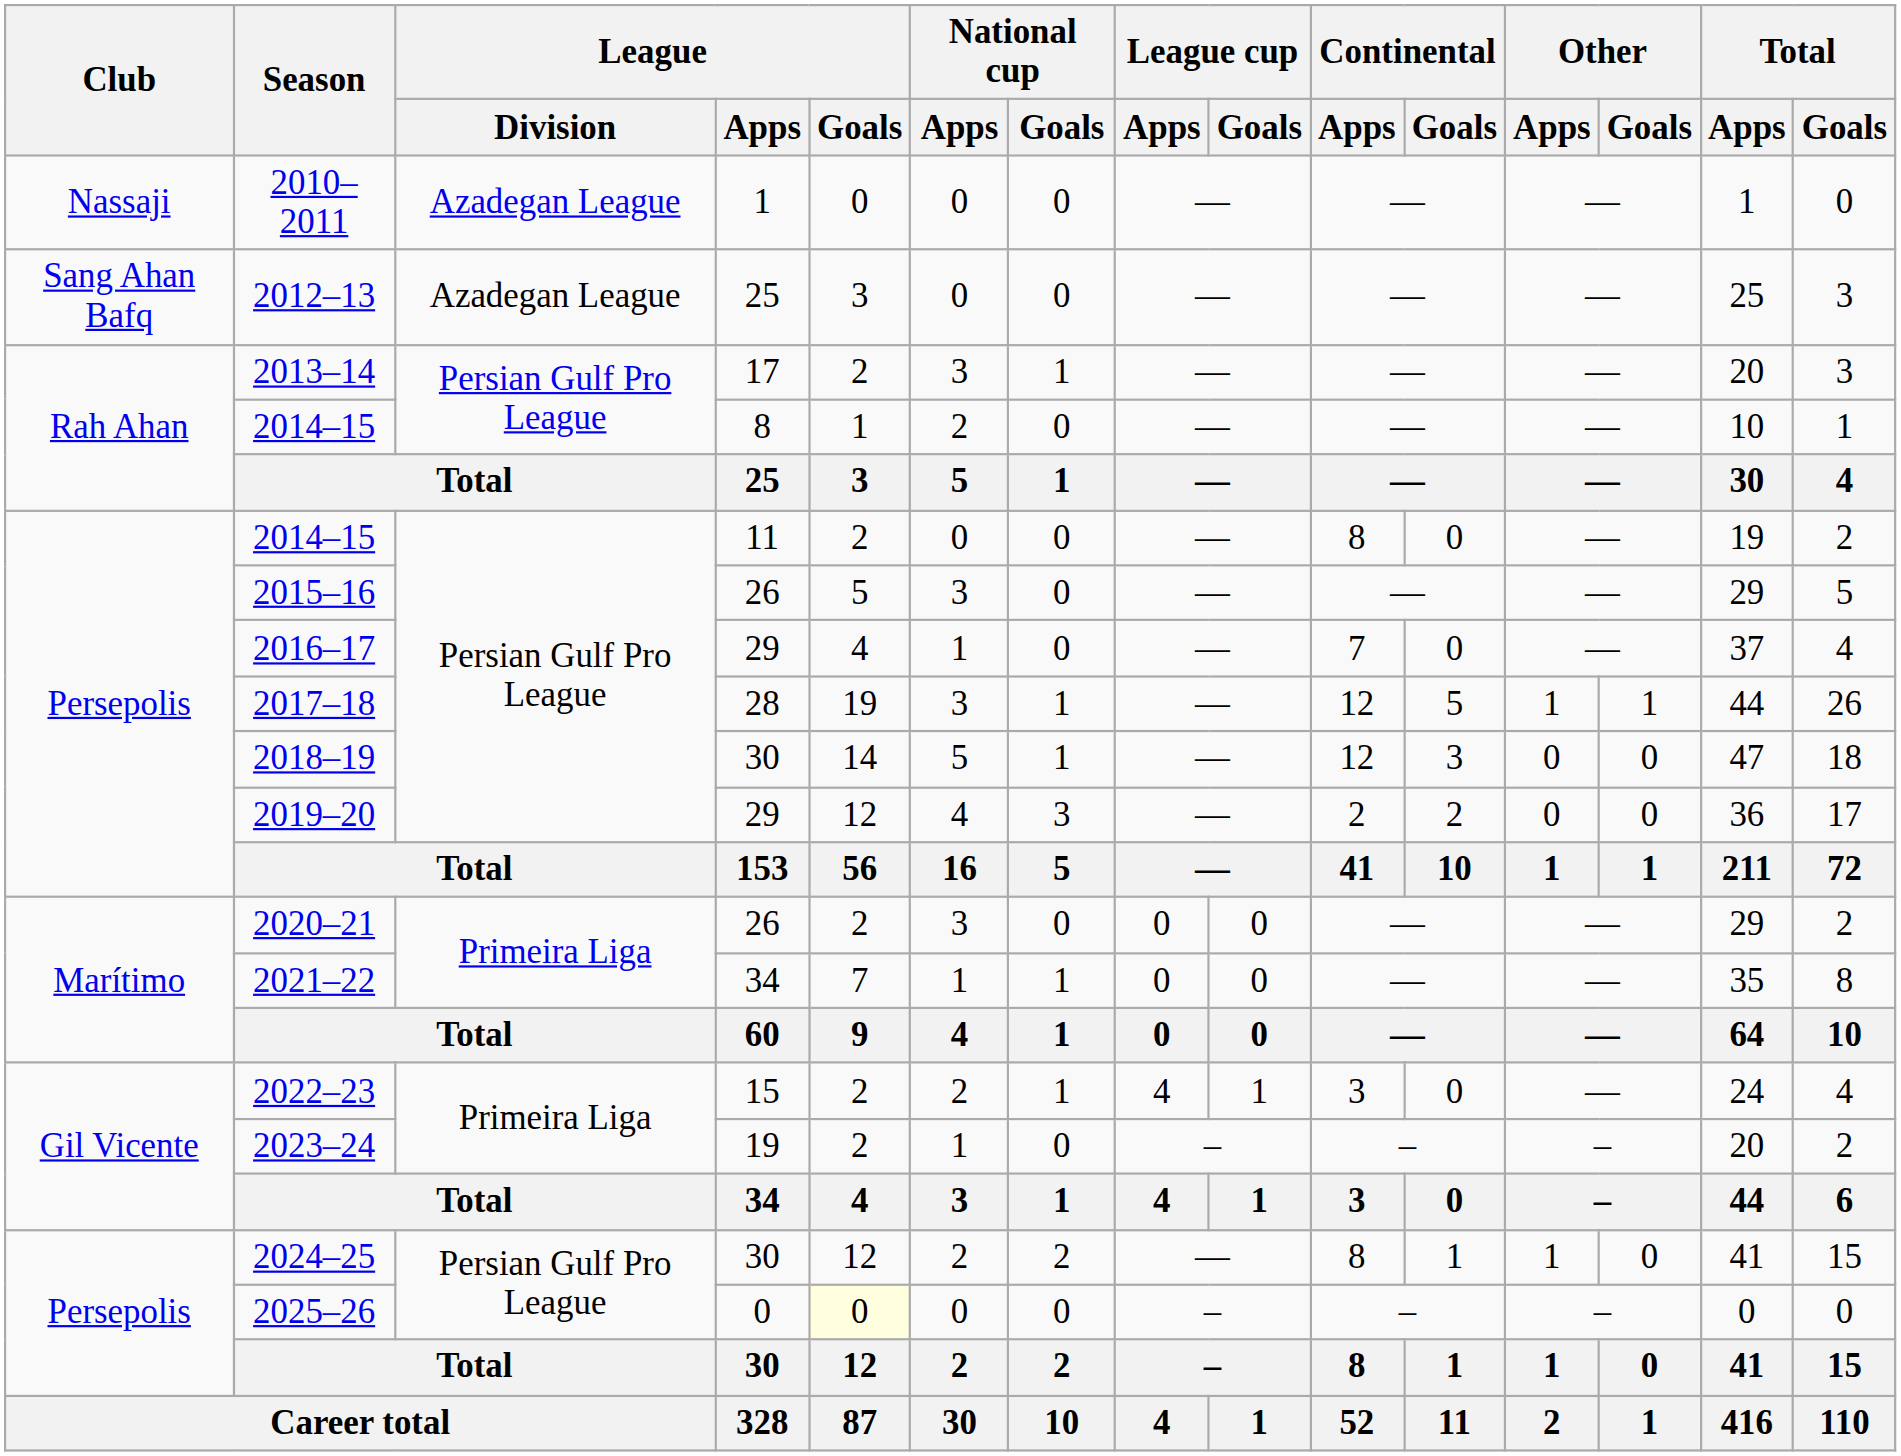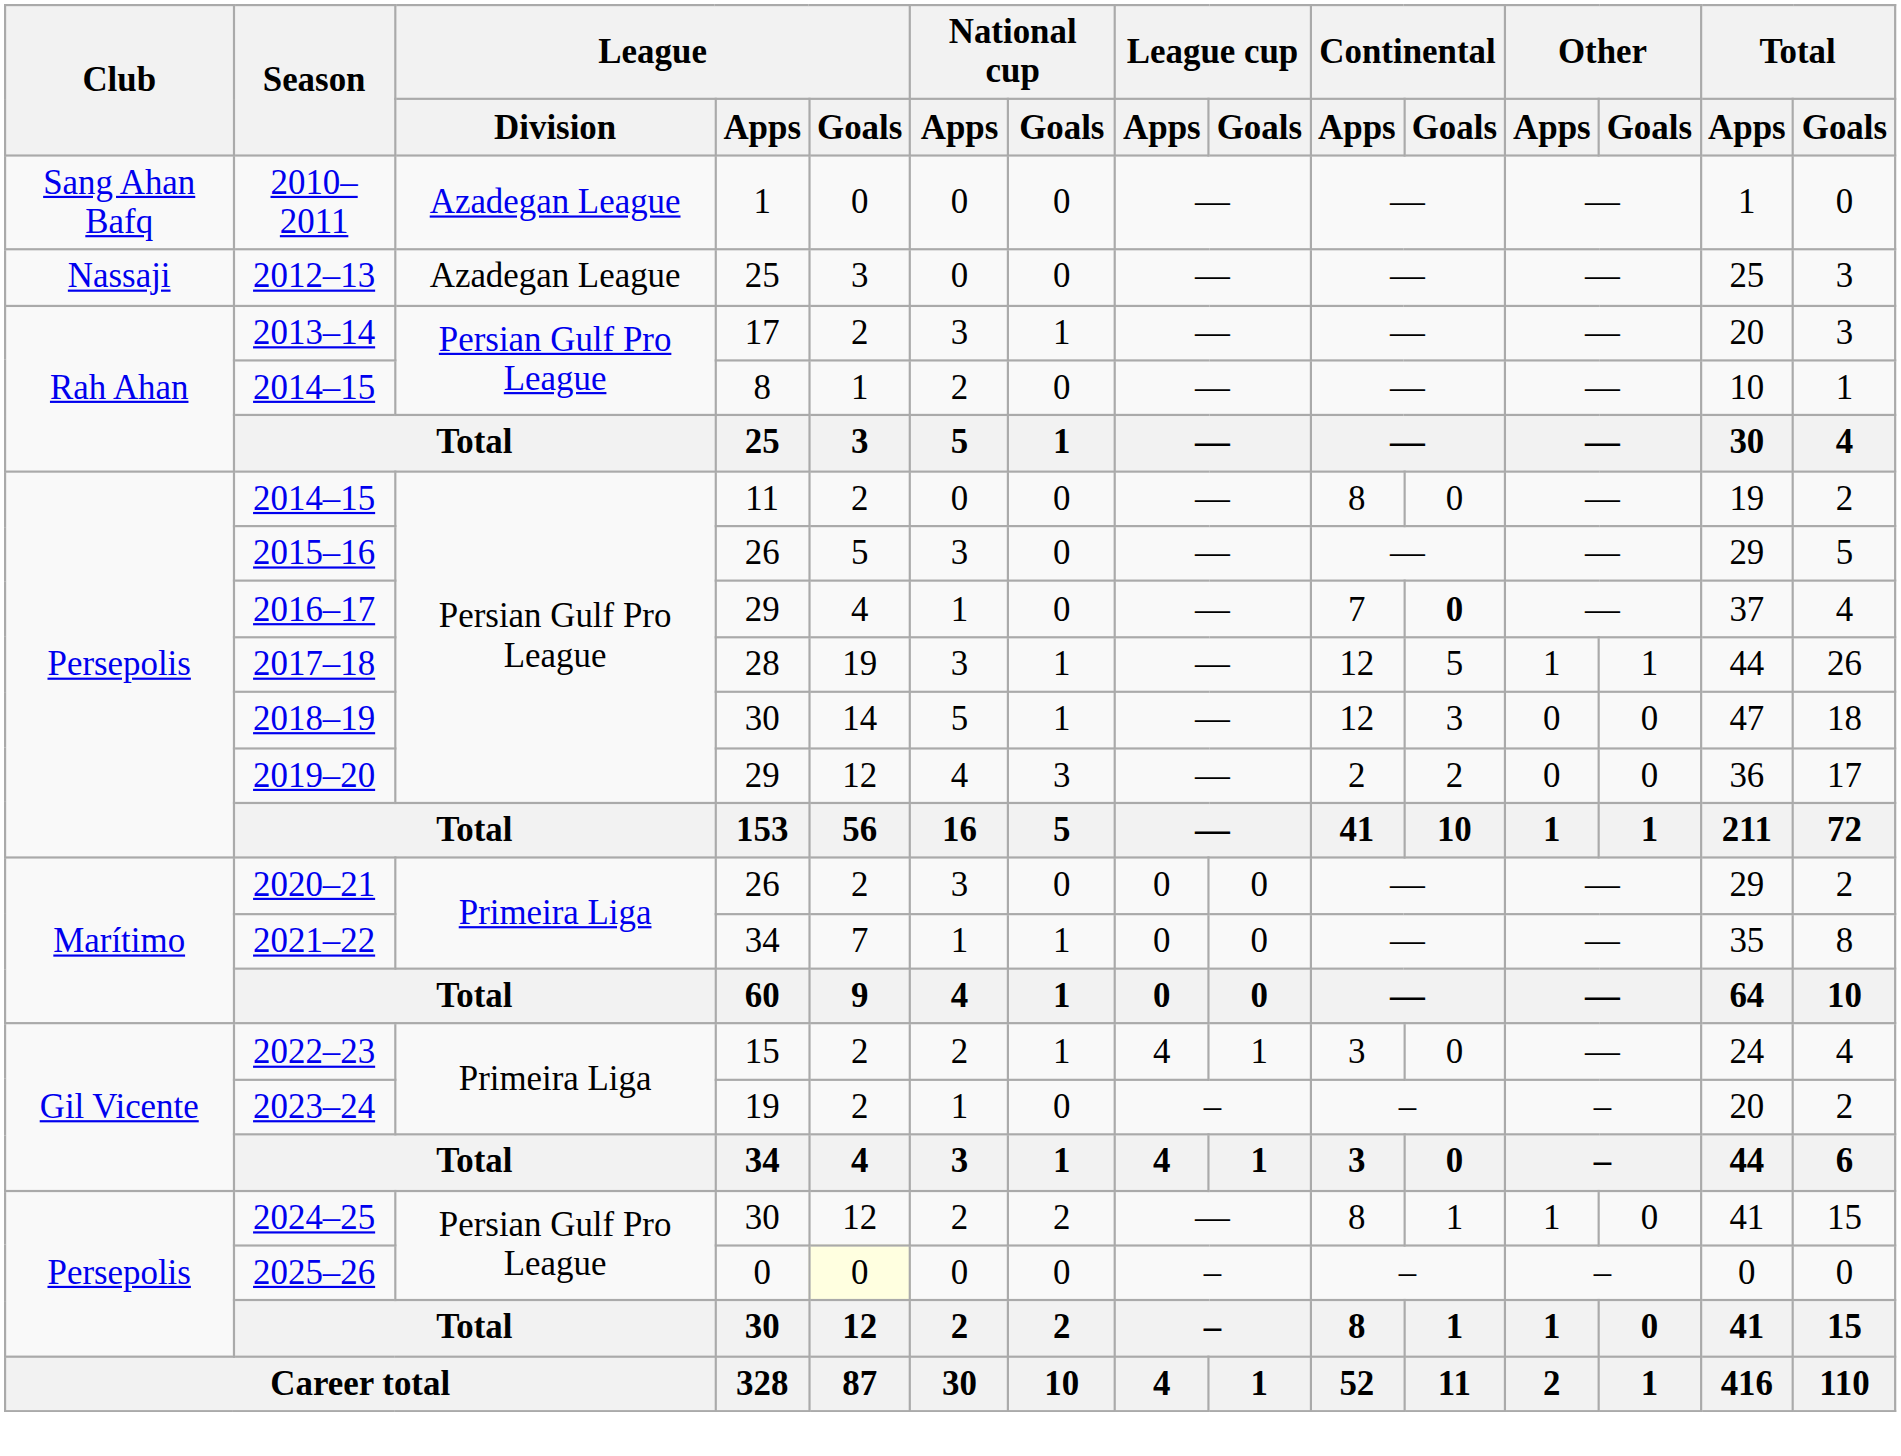(119, 201) Nassaji -> (119, 201) Sang Ahan Bafq
(119, 296) Sang Ahan Bafq -> (119, 276) Nassaji
(1454, 647) normal -> (1454, 608) bold
